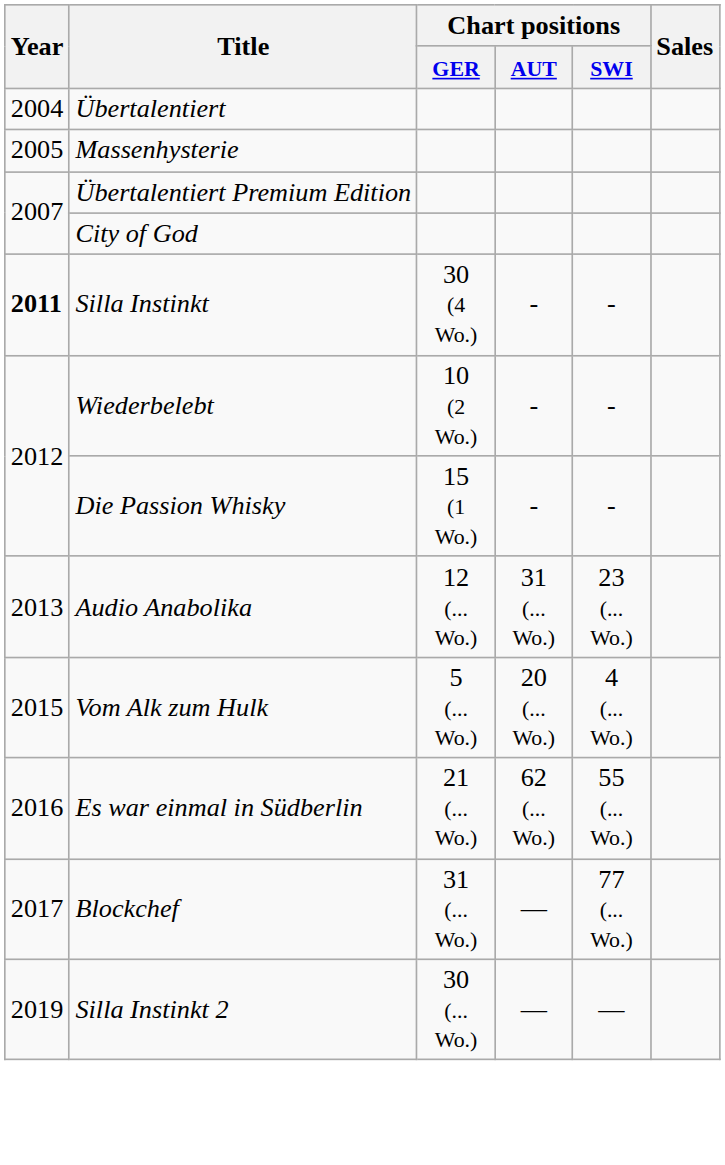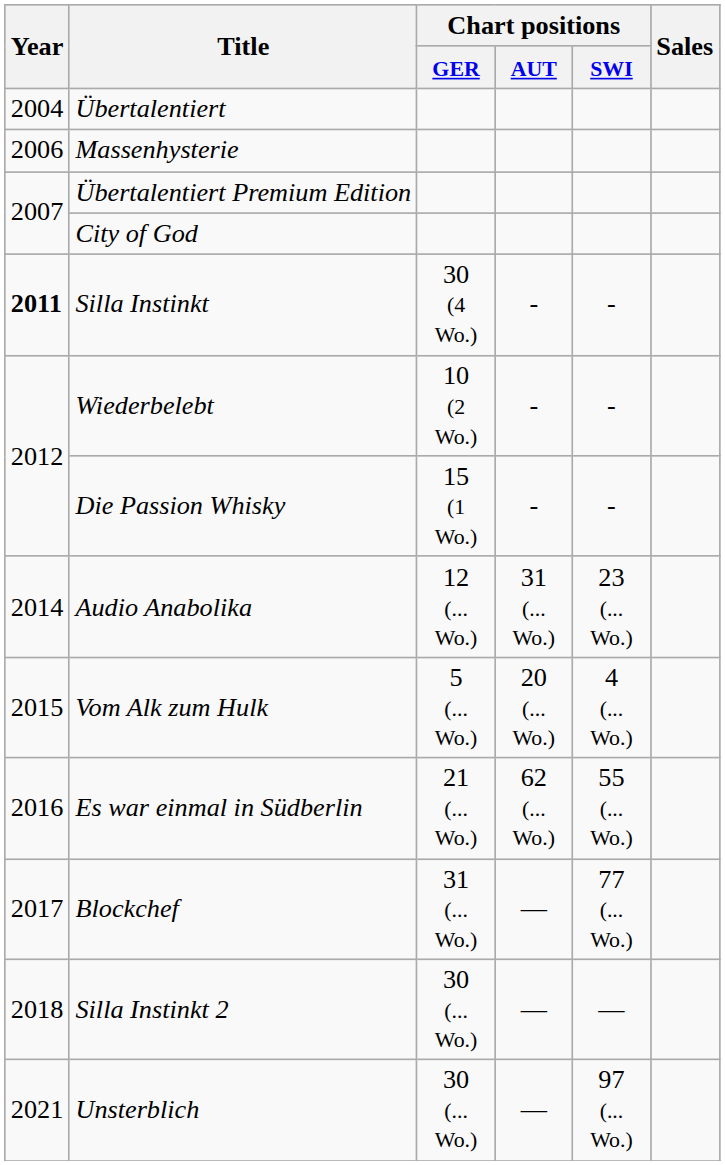(37, 150) 2005 -> (37, 150) 2006
(37, 606) 2013 -> (37, 606) 2014
(37, 1009) 2019 -> (37, 1009) 2018
+ row: (137, 1109)
